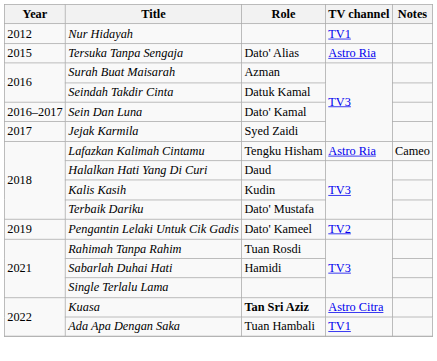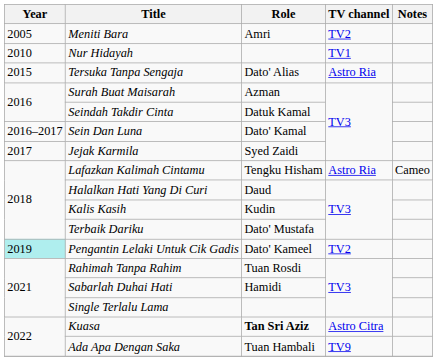+ row: (98, 33)
(20, 33) 2012 -> (20, 53) 2010
(20, 229) no background -> (20, 248) paleturquoise background
(340, 326) TV1 -> (340, 346) TV9
